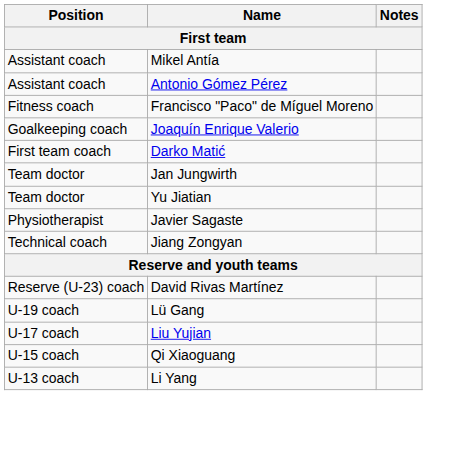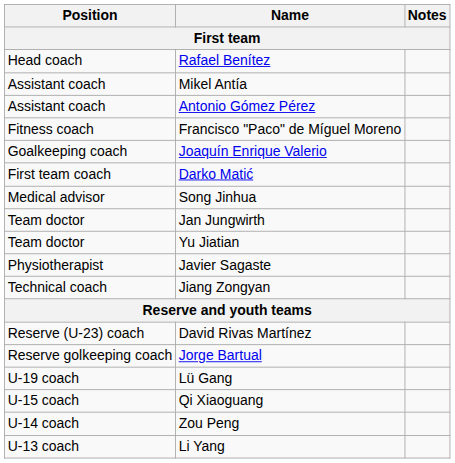+ row: (225, 60)
+ row: (218, 196)
+ row: (220, 355)
- row: (181, 332)
+ row: (209, 423)
